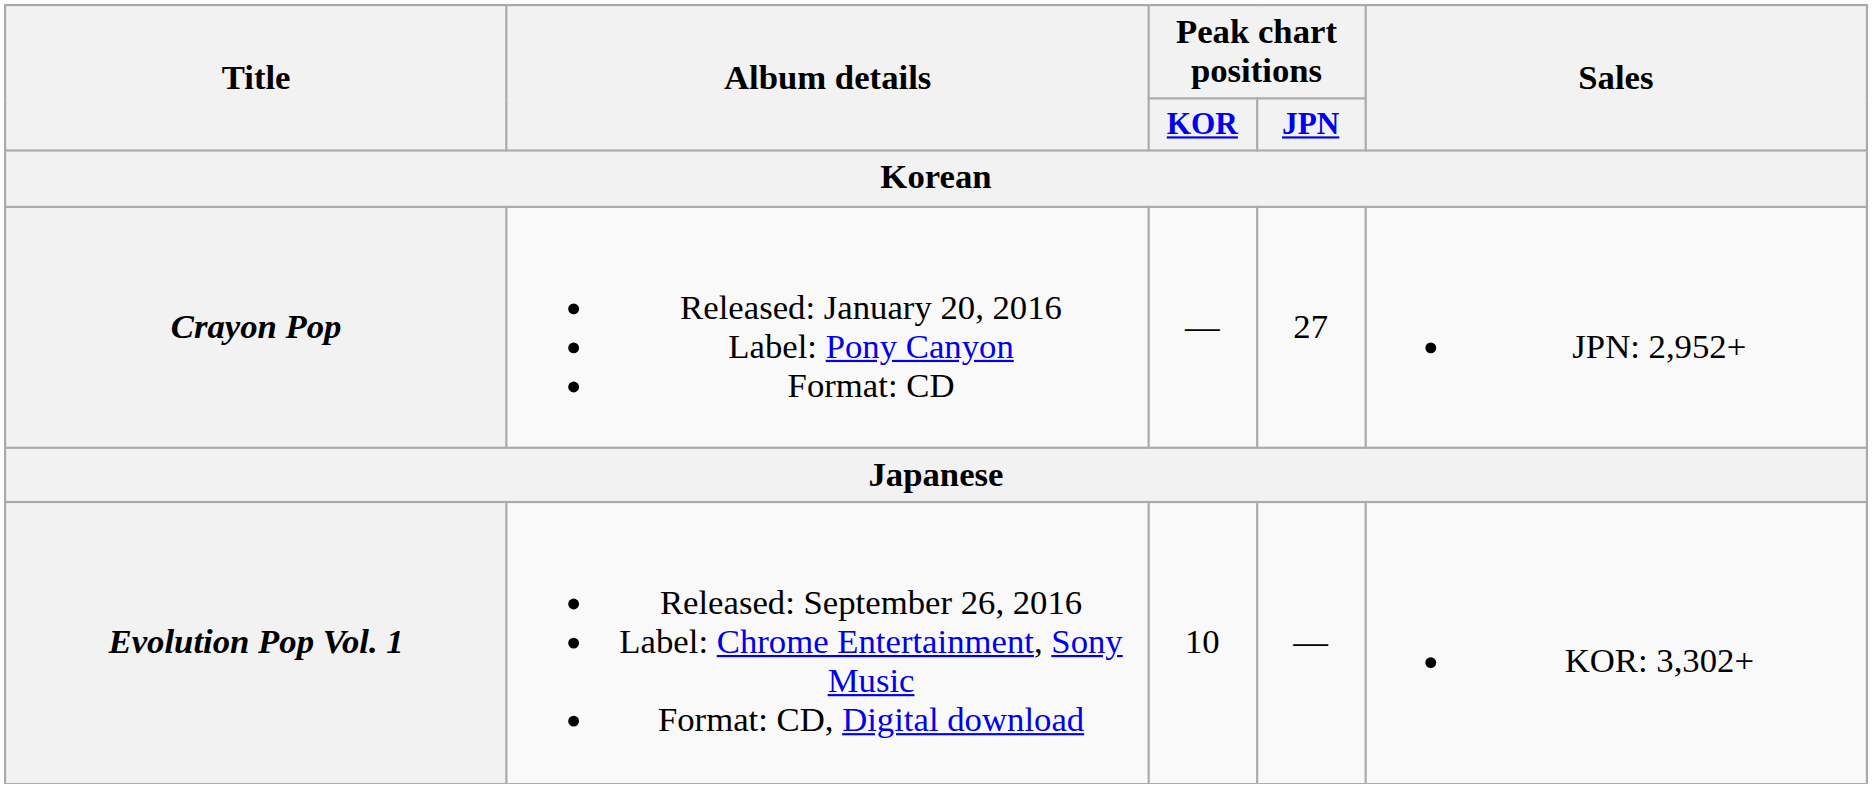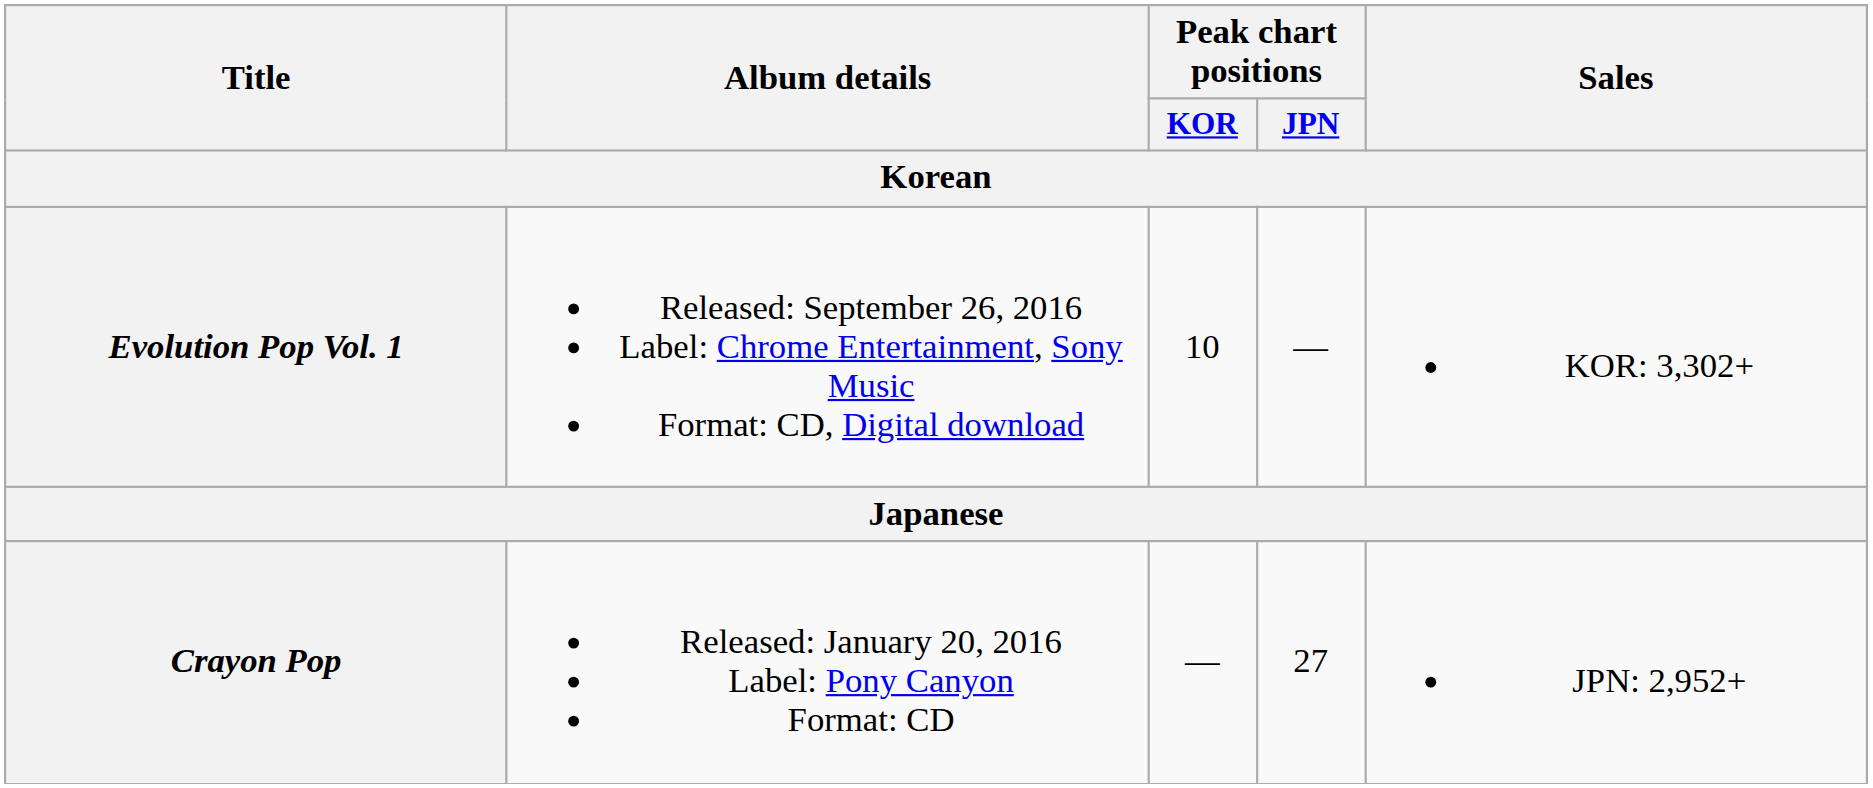rows swapped: (256, 642) <-> (256, 326)
